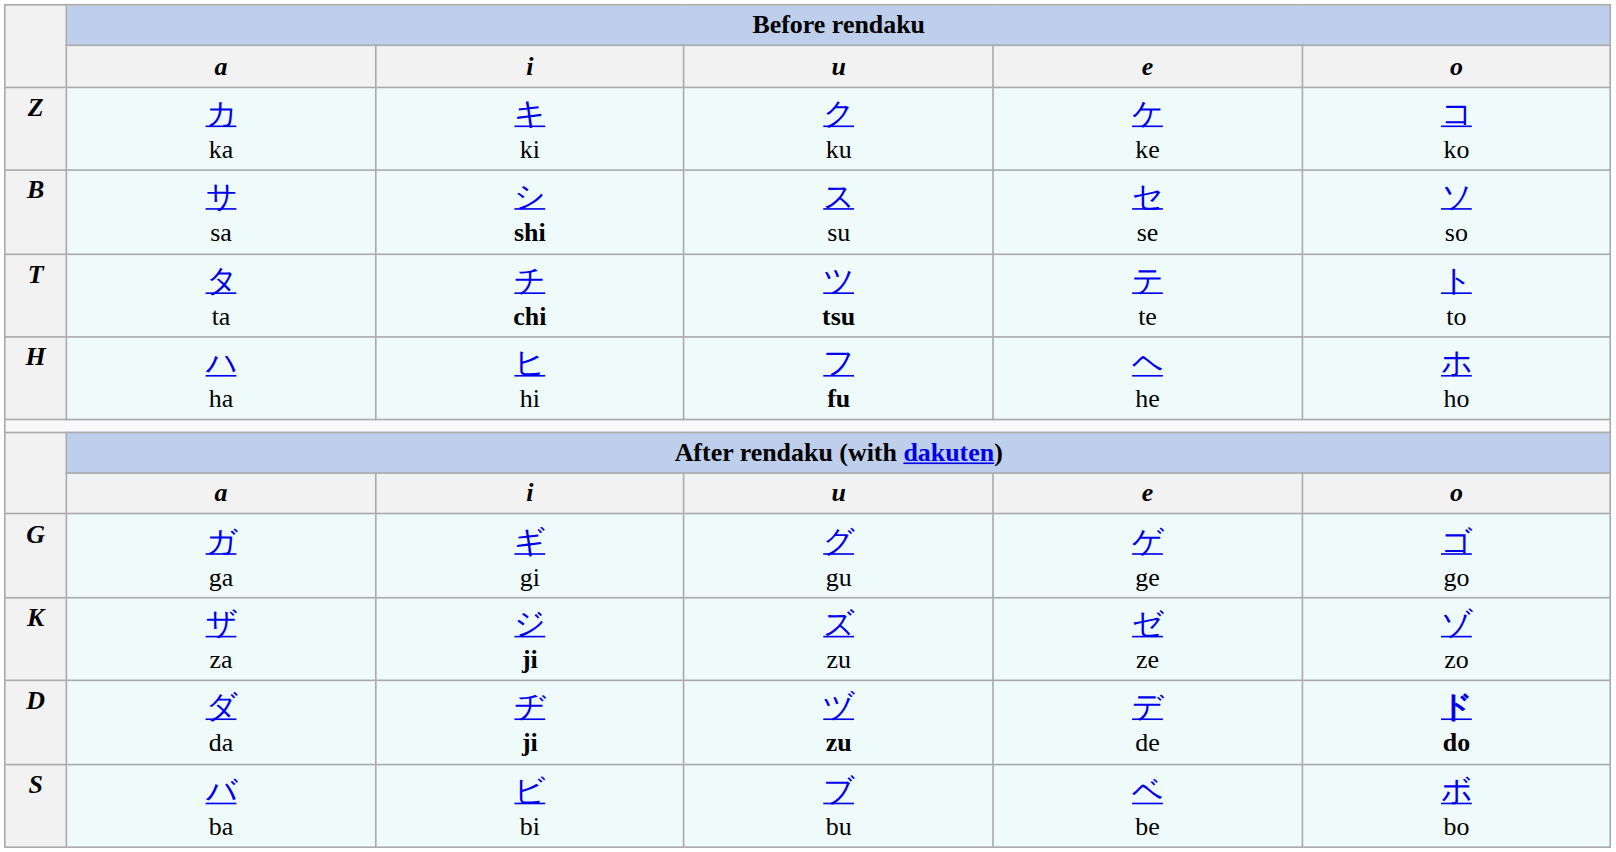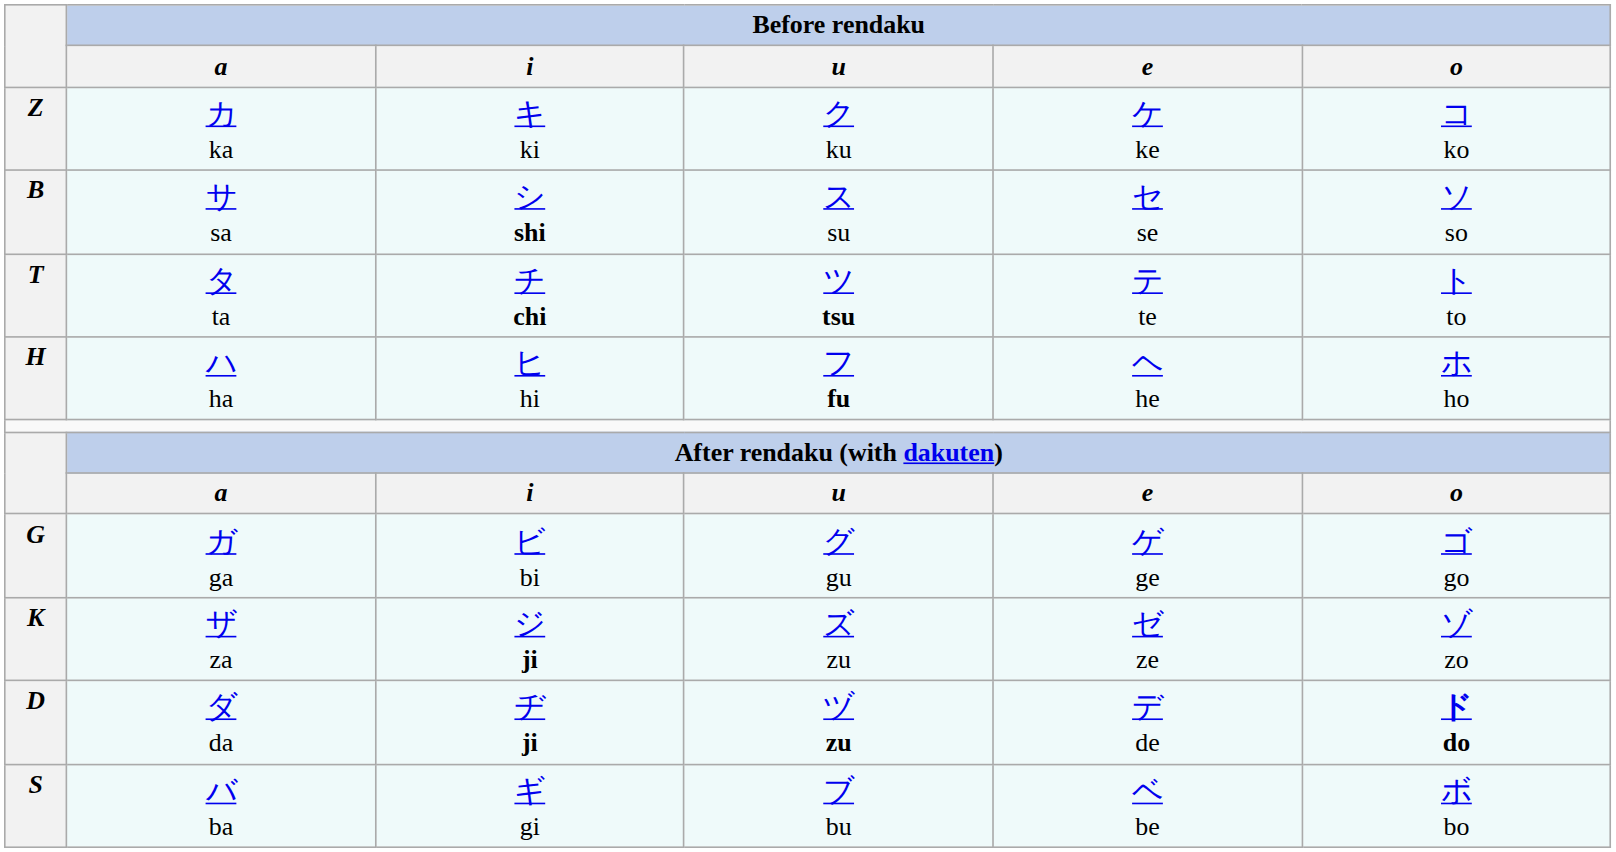(530, 557) ギ gi -> (530, 557) ビ bi
(530, 806) ビ bi -> (530, 806) ギ gi
